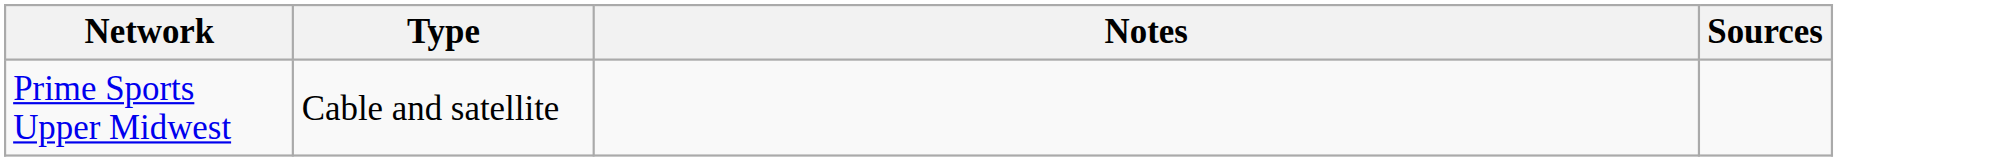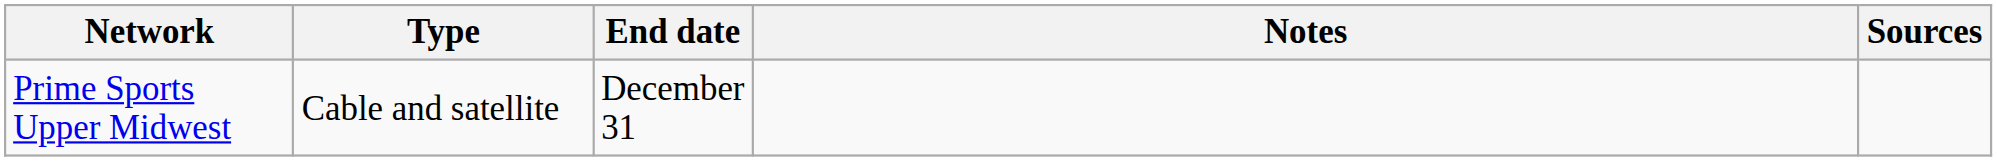+ column: (673, 32)
